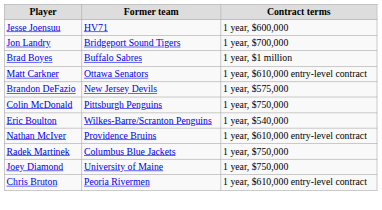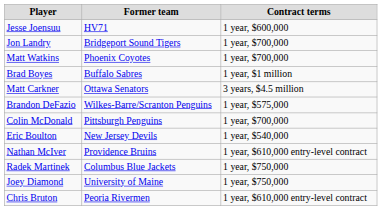+ row: (33, 58)
(295, 74) 1 year, $610,000 entry-level contract -> (263, 89) 3 years, $4.5 million
(121, 89) New Jersey Devils -> (148, 105) Wilkes-Barre/Scranton Penguins
(256, 105) 1 year, $750,000 -> (256, 120) 1 year, $700,000
(148, 120) Wilkes-Barre/Scranton Penguins -> (121, 136) New Jersey Devils
